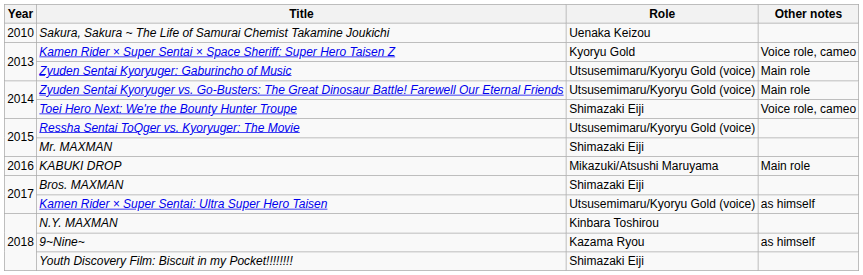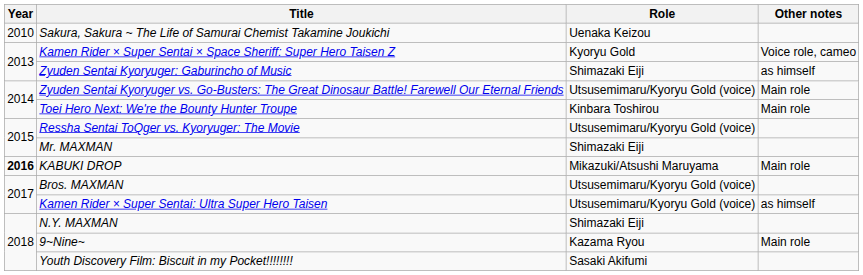(662, 71) Utsusemimaru/Kyoryu Gold (voice) -> (606, 71) Shimazaki Eiji
(785, 71) Main role -> (788, 71) as himself
(606, 109) Shimazaki Eiji -> (614, 109) Kinbara Toshirou
(808, 109) Voice role, cameo -> (785, 109) Main role
(20, 166) normal -> (20, 166) bold
(606, 185) Shimazaki Eiji -> (662, 185) Utsusemimaru/Kyoryu Gold (voice)
(614, 223) Kinbara Toshirou -> (606, 223) Shimazaki Eiji
(788, 242) as himself -> (785, 242) Main role
(606, 261) Shimazaki Eiji -> (608, 261) Sasaki Akifumi
